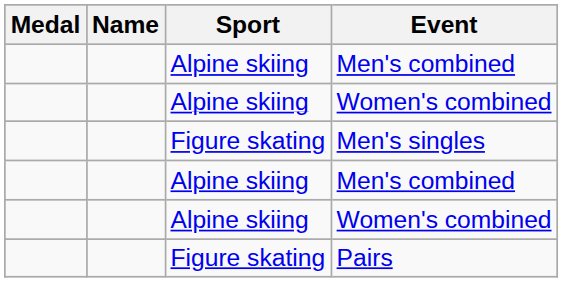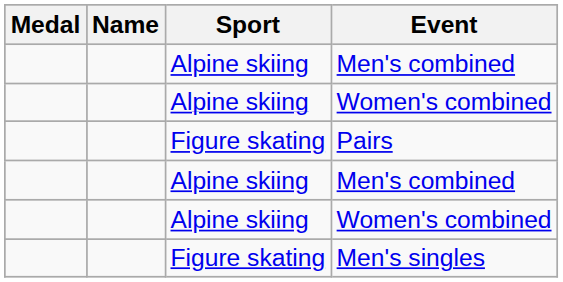rows swapped: (248, 258) <-> (248, 141)
